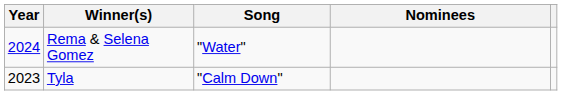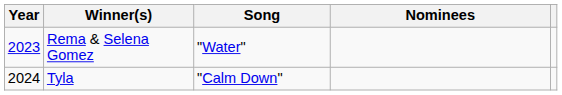(24, 47) 2024 -> (24, 47) 2023
(24, 78) 2023 -> (24, 78) 2024
